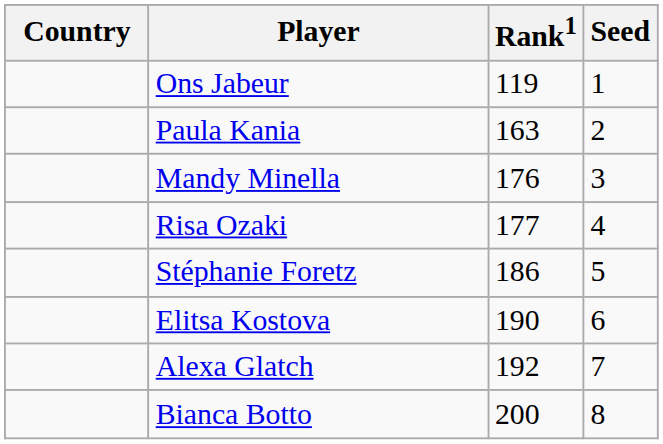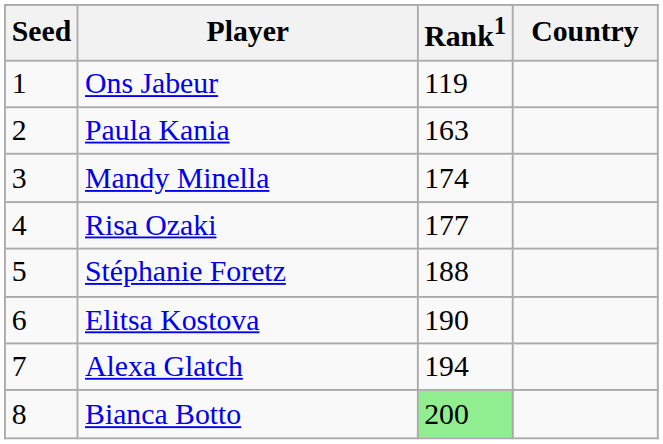columns swapped: (77, 32) <-> (620, 32)
(517, 177) 176 -> (447, 177) 174
(517, 272) 186 -> (447, 272) 188
(517, 366) 192 -> (447, 366) 194
(517, 413) no background -> (447, 413) lightgreen background
